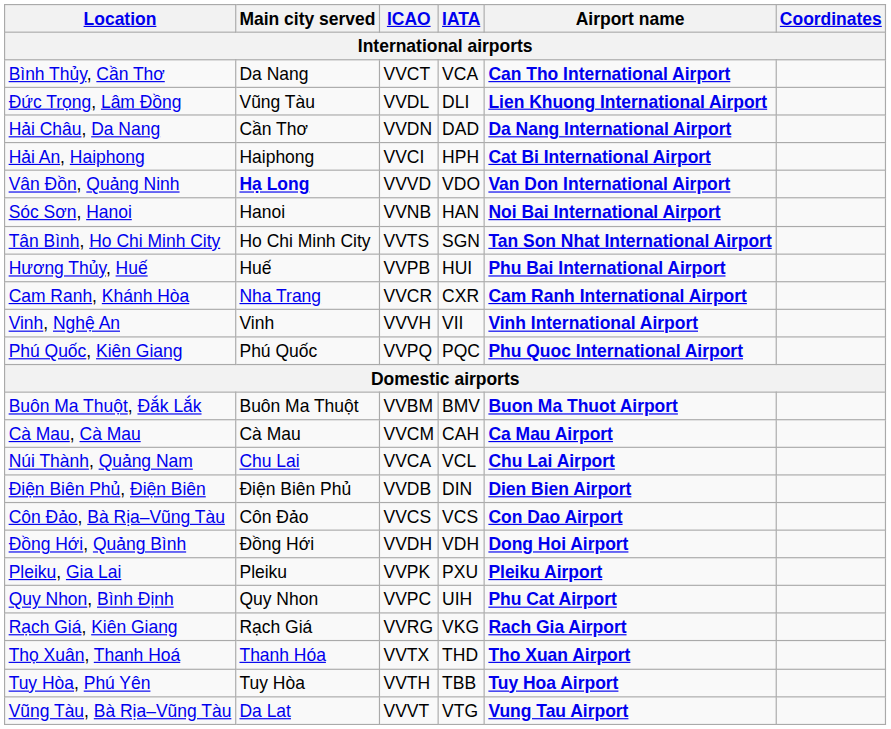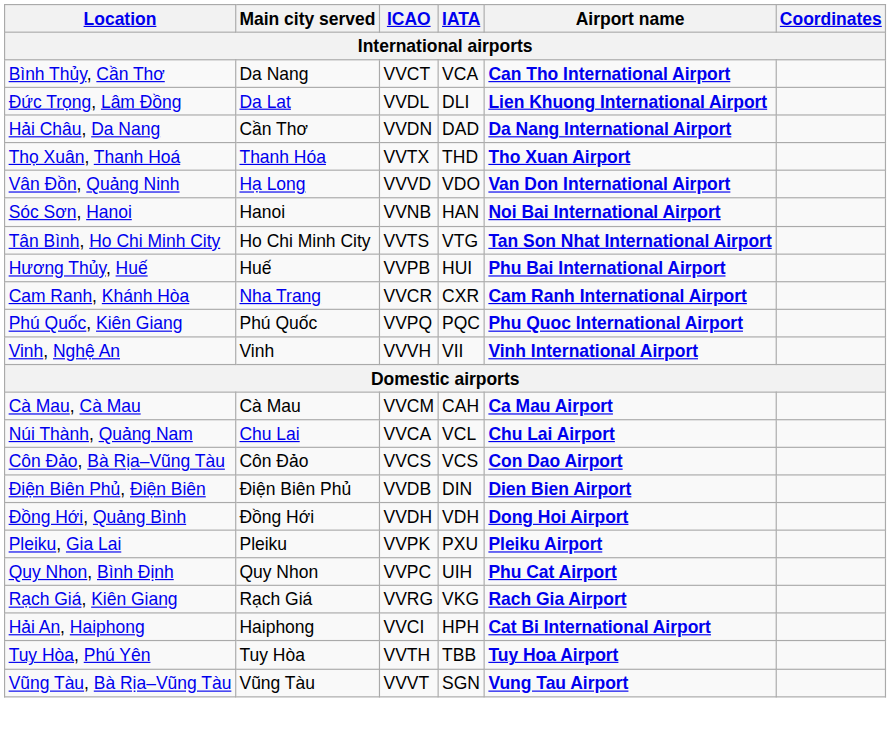(277, 102) Vũng Tàu -> (265, 102) Da Lat
rows swapped: (77, 157) <-> (94, 655)
(274, 185) bold -> (272, 185) normal
(461, 240) SGN -> (460, 240) VTG
rows swapped: (96, 351) <-> (64, 323)
- row: (105, 406)
rows swapped: (117, 517) <-> (107, 489)
(265, 710) Da Lat -> (277, 683) Vũng Tàu
(460, 710) VTG -> (461, 683) SGN
